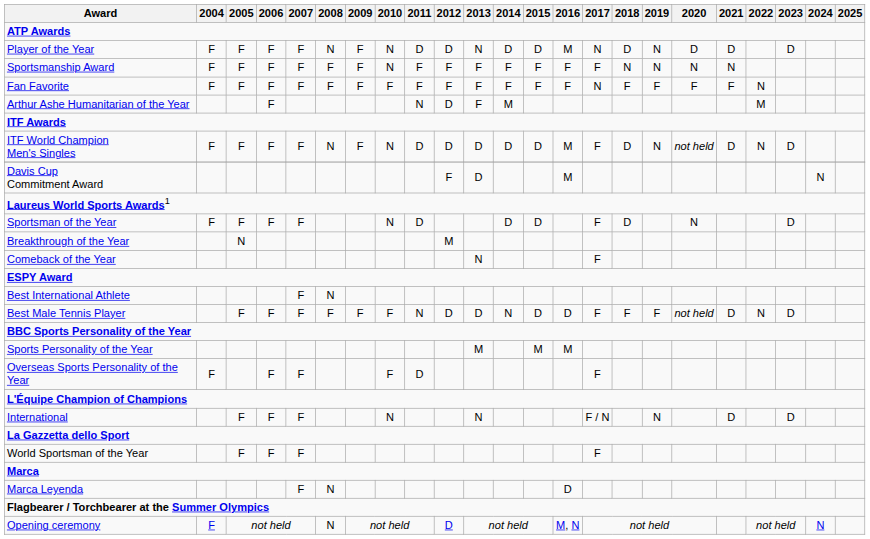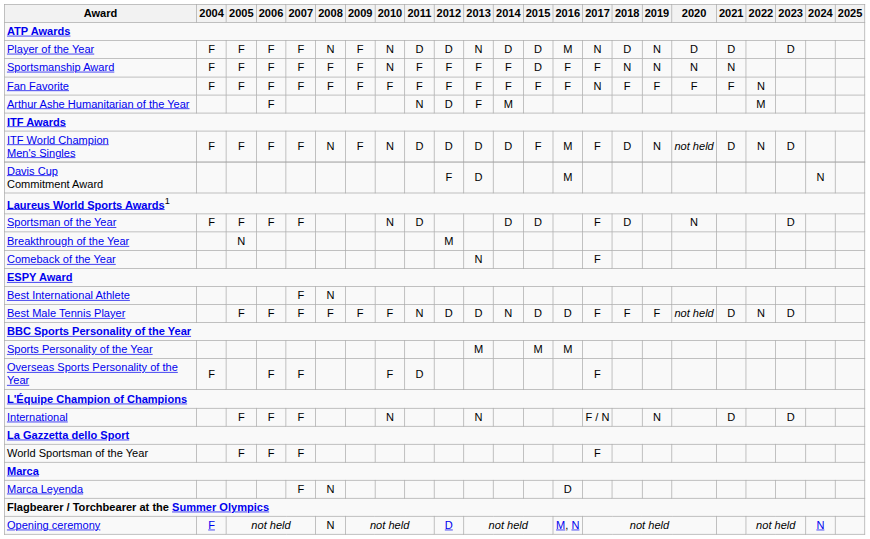(538, 68) F -> (538, 68) D
(538, 147) D -> (538, 147) F
